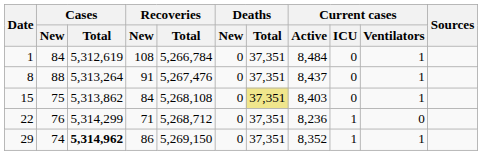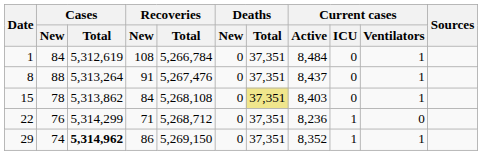(58, 98) 75 -> (58, 98) 78
